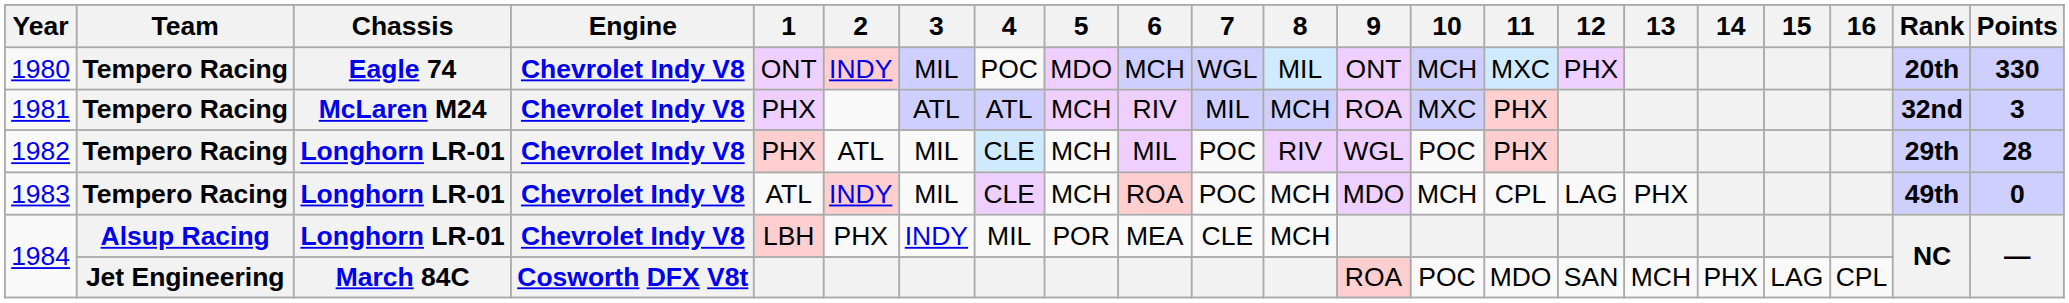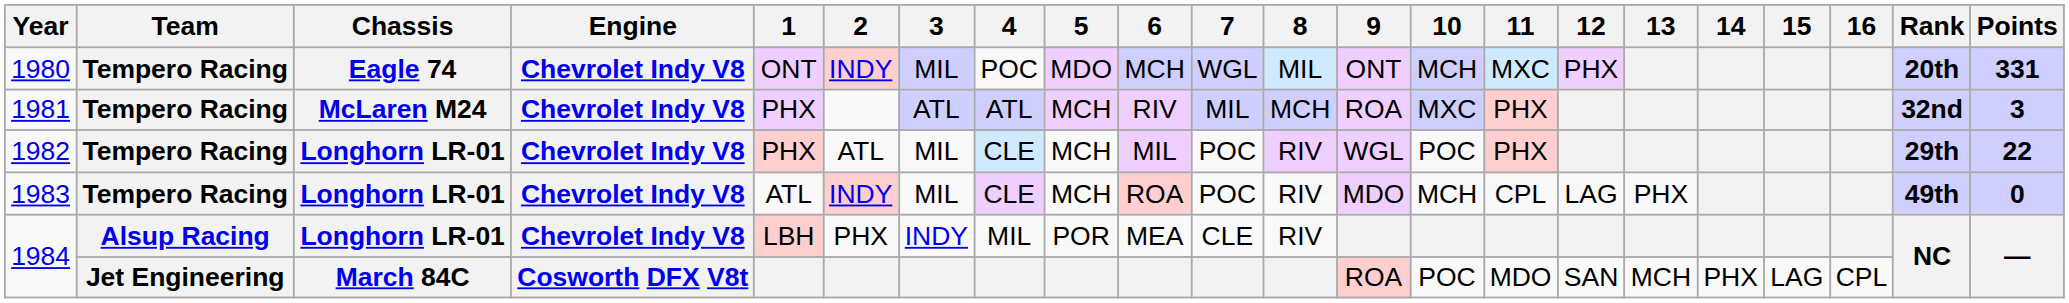(2017, 68) 330 -> (2017, 68) 331
(2017, 152) 28 -> (2017, 152) 22
(1300, 194) MCH -> (1300, 194) RIV
(1300, 236) MCH -> (1300, 236) RIV
